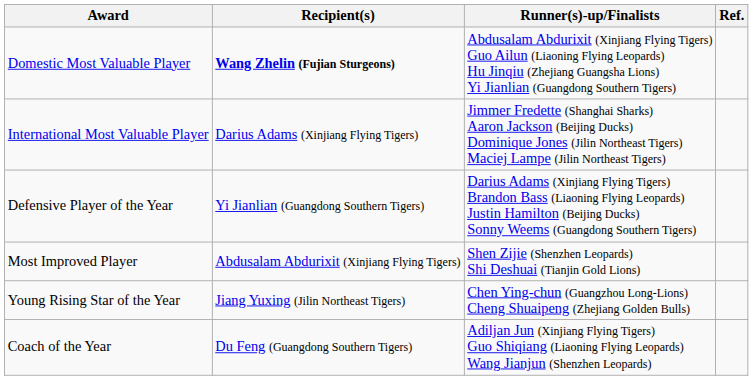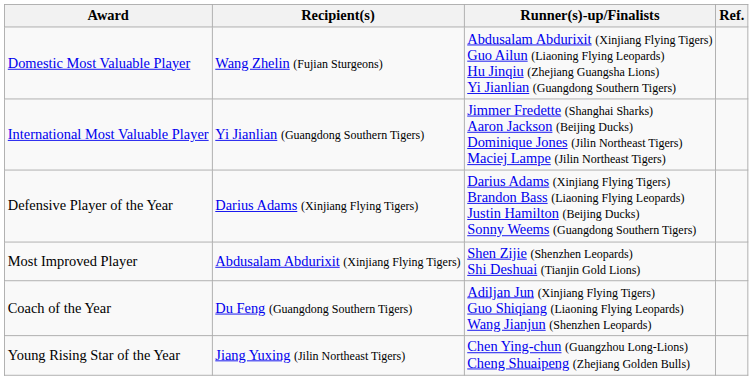(305, 63) bold -> (299, 63) normal
(317, 134) Darius Adams (Xinjiang Flying Tigers) -> (320, 134) Yi Jianlian (Guangdong Southern Tigers)
(320, 205) Yi Jianlian (Guangdong Southern Tigers) -> (317, 205) Darius Adams (Xinjiang Flying Tigers)
rows swapped: (94, 300) <-> (59, 347)
